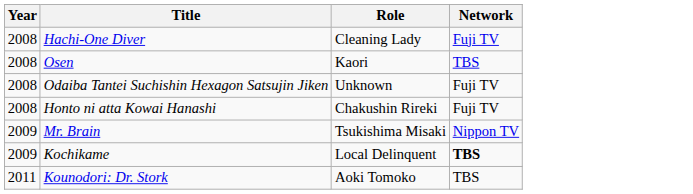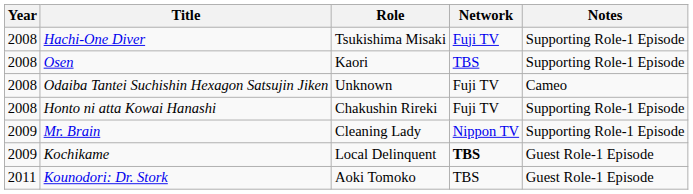+ column: (605, 16)
(378, 39) Cleaning Lady -> (390, 39) Tsukishima Misaki
(390, 131) Tsukishima Misaki -> (378, 131) Cleaning Lady
